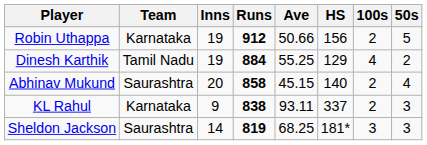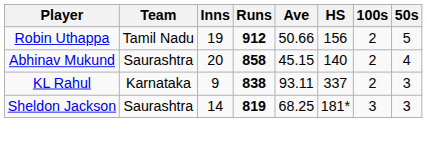(158, 38) Karnataka -> (158, 38) Tamil Nadu
- row: (62, 60)
